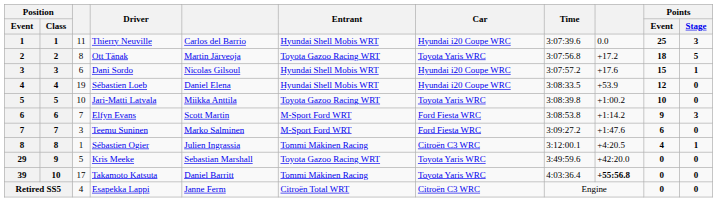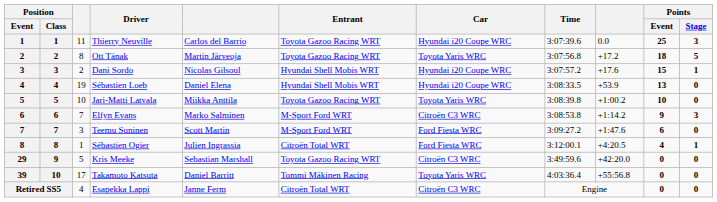(330, 41) Hyundai Shell Mobis WRT -> (331, 41) Toyota Gazoo Racing WRT
(81, 70) 6 -> (81, 70) 2
(662, 85) 12 -> (662, 85) 13
(207, 115) Scott Martin -> (214, 115) Marko Salminen
(449, 115) Ford Fiesta WRC -> (449, 115) Citroën C3 WRC
(214, 129) Marko Salminen -> (207, 129) Scott Martin
(324, 144) Tommi Mäkinen Racing -> (315, 144) Citroën Total WRT
(449, 144) Citroën C3 WRC -> (450, 144) Ford Fiesta WRC
(452, 159) Toyota Yaris WRC -> (449, 159) Citroën C3 WRC
(614, 174) bold -> (614, 174) normal
